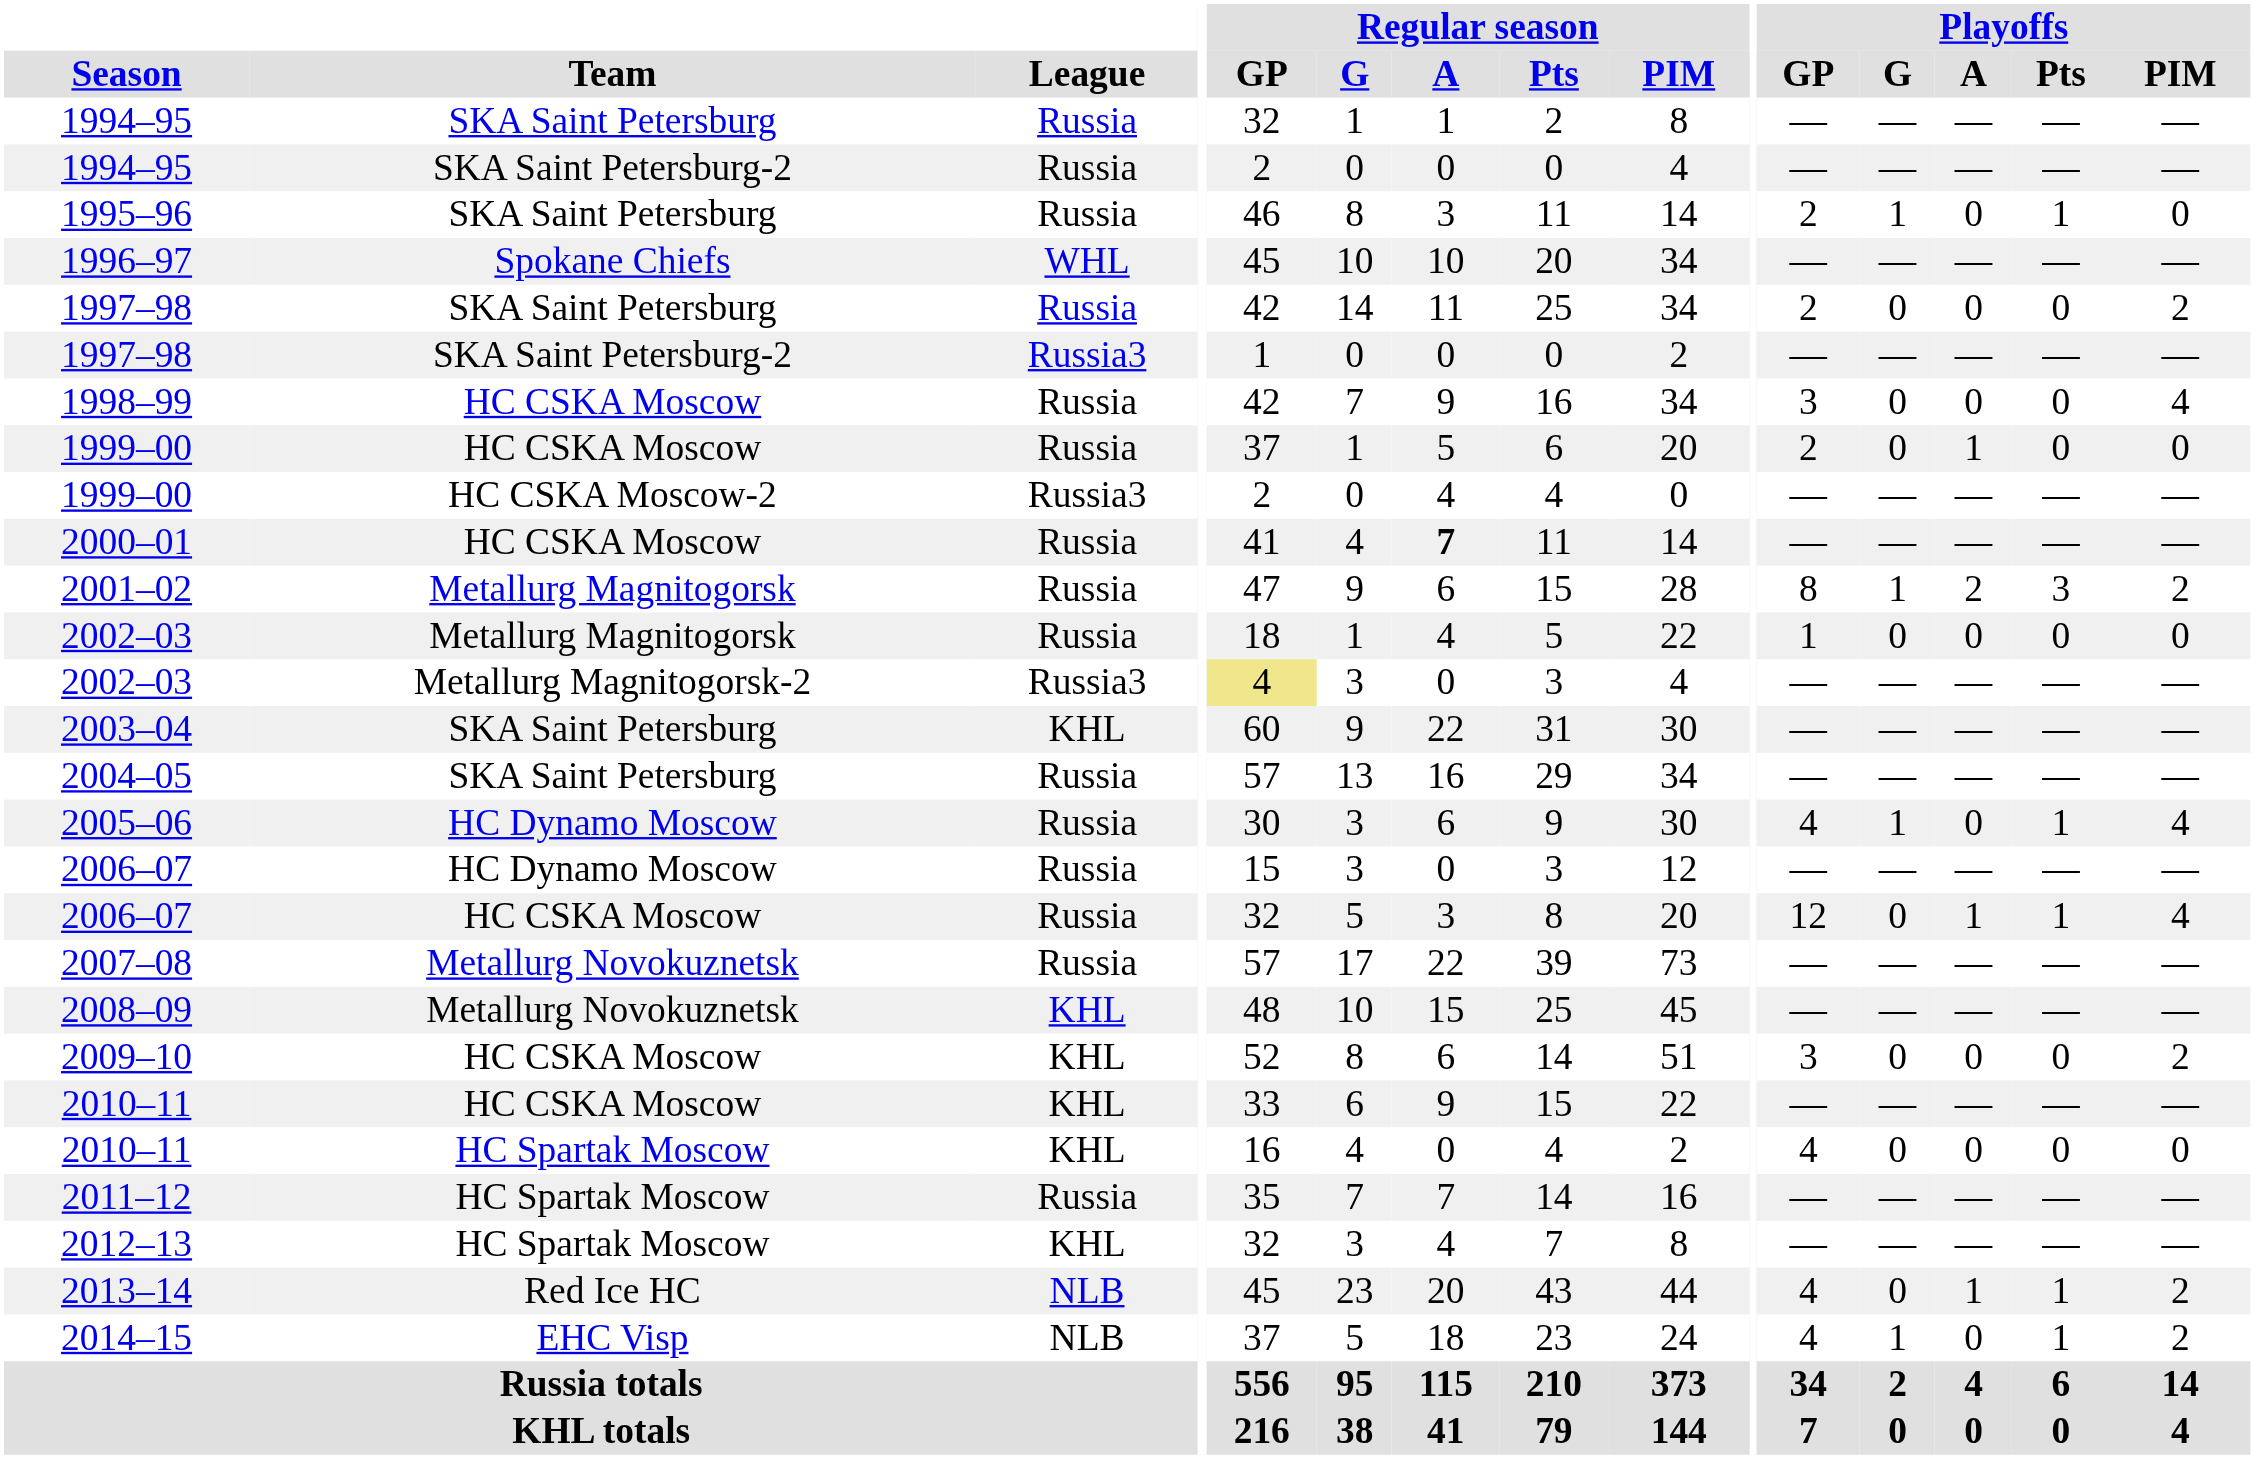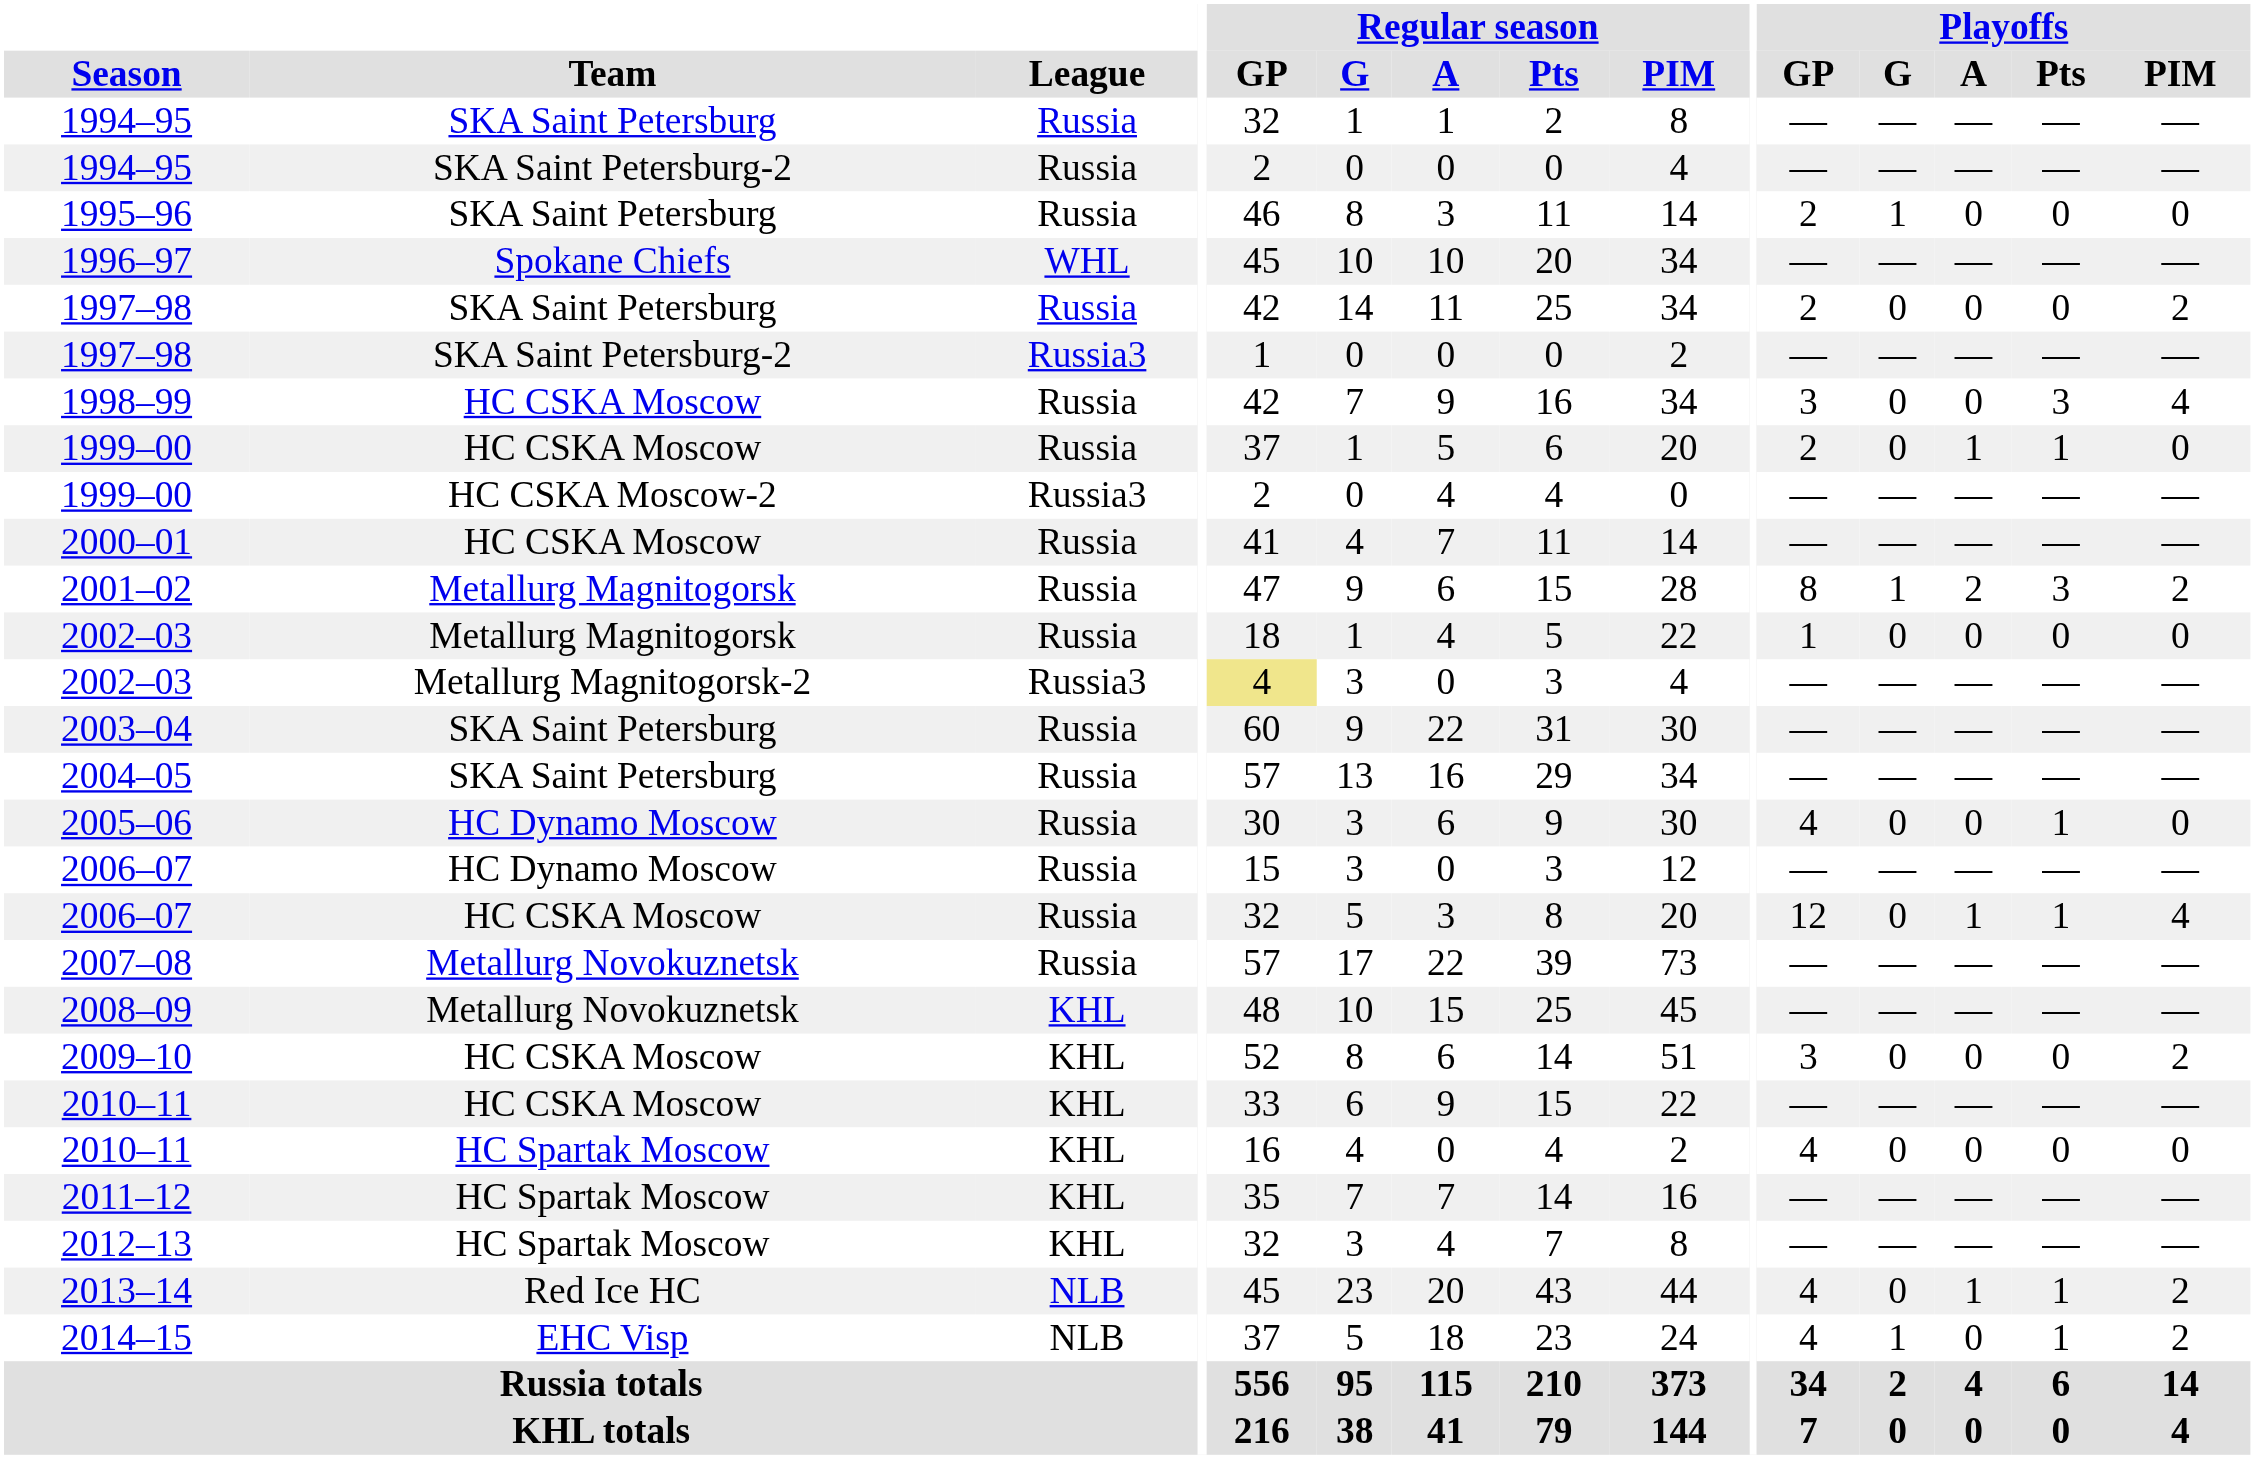(2061, 213) 1 -> (2061, 213) 0
(2061, 401) 0 -> (2061, 401) 3
(2061, 447) 0 -> (2061, 447) 1
(1446, 541) bold -> (1446, 541) normal
(1087, 728) KHL -> (1087, 728) Russia
(1898, 822) 1 -> (1898, 822) 0
(2180, 822) 4 -> (2180, 822) 0
(1087, 1196) Russia -> (1087, 1196) KHL
